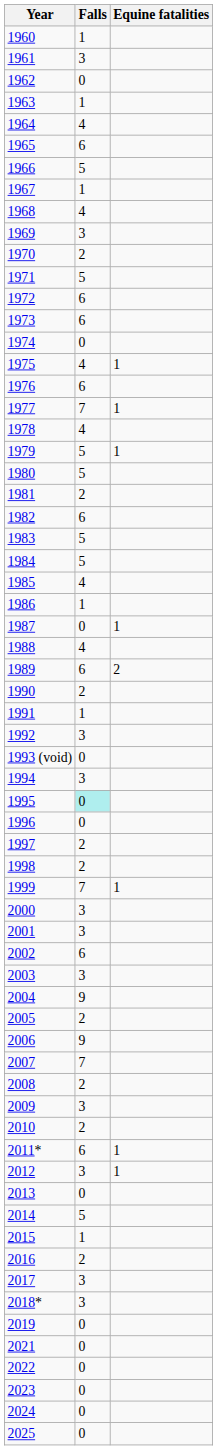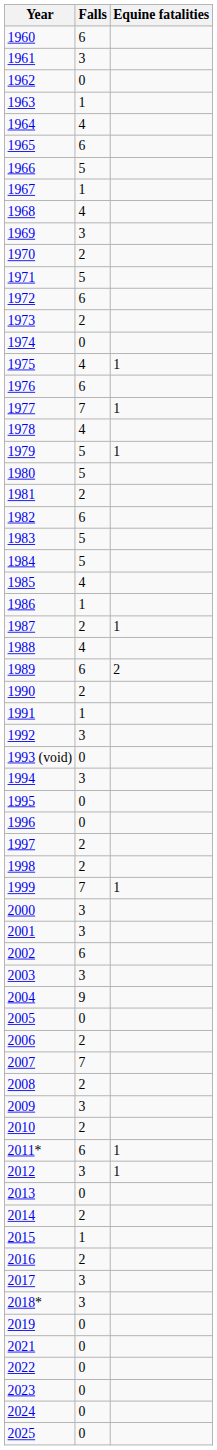(82, 37) 1 -> (82, 37) 6
(82, 320) 6 -> (82, 320) 2
(82, 626) 0 -> (82, 626) 2
(82, 801) paleturquoise background -> (82, 801) no background
(82, 1019) 2 -> (82, 1019) 0
(82, 1041) 9 -> (82, 1041) 2
(82, 1215) 5 -> (82, 1215) 2
